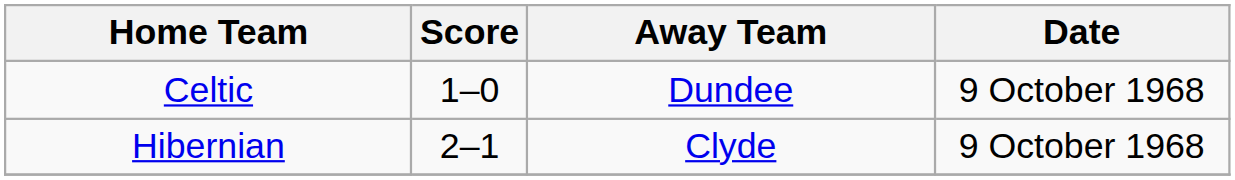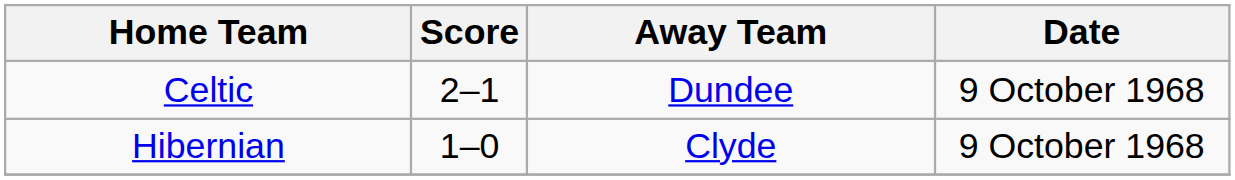(470, 89) 1–0 -> (470, 89) 2–1
(470, 145) 2–1 -> (470, 145) 1–0
